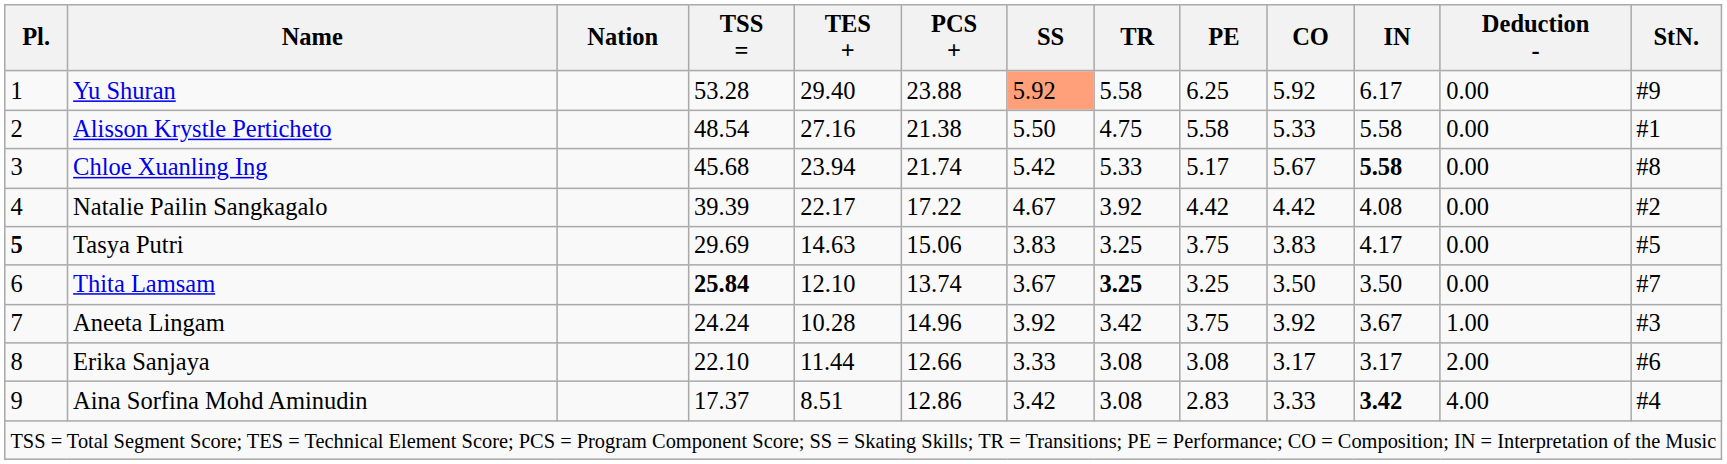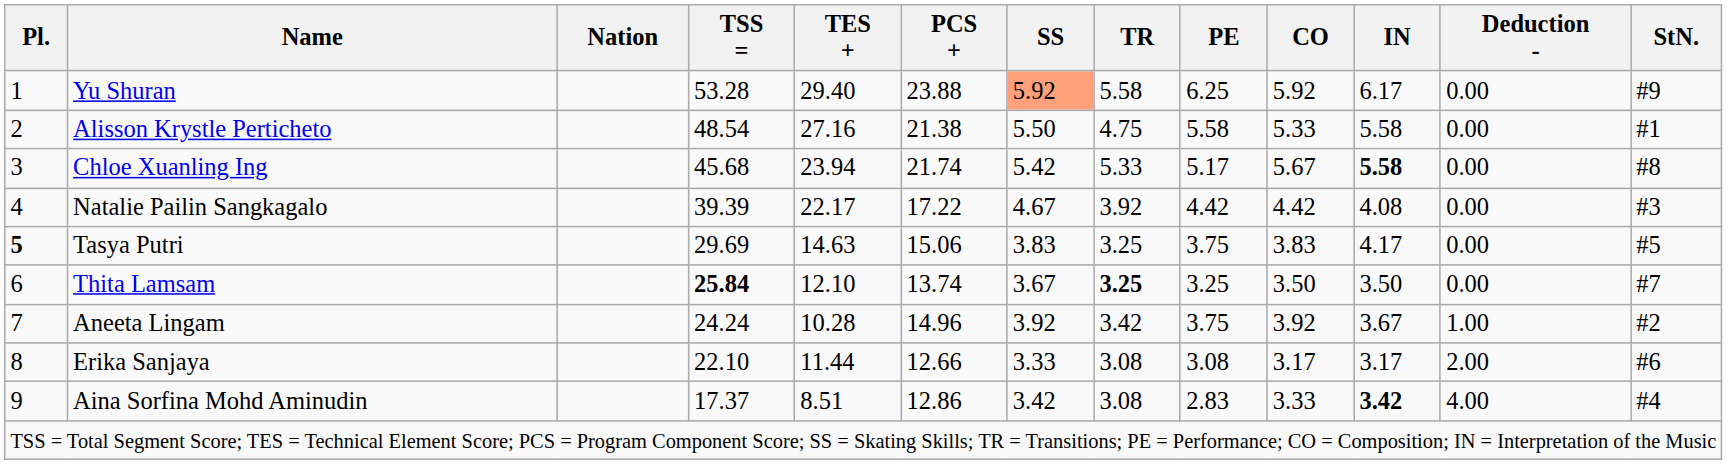(1649, 206) #2 -> (1649, 206) #3
(1649, 323) #3 -> (1649, 323) #2
